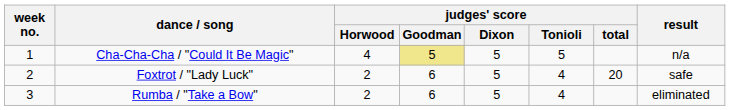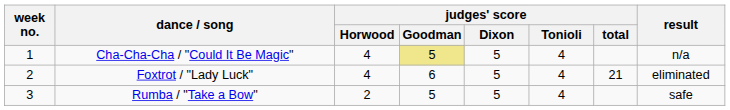(562, 55) 5 -> (562, 55) 4
(367, 75) 2 -> (367, 75) 4
(616, 75) 20 -> (616, 75) 21
(681, 75) safe -> (681, 75) eliminated
(432, 95) 6 -> (432, 95) 5
(681, 95) eliminated -> (681, 95) safe
